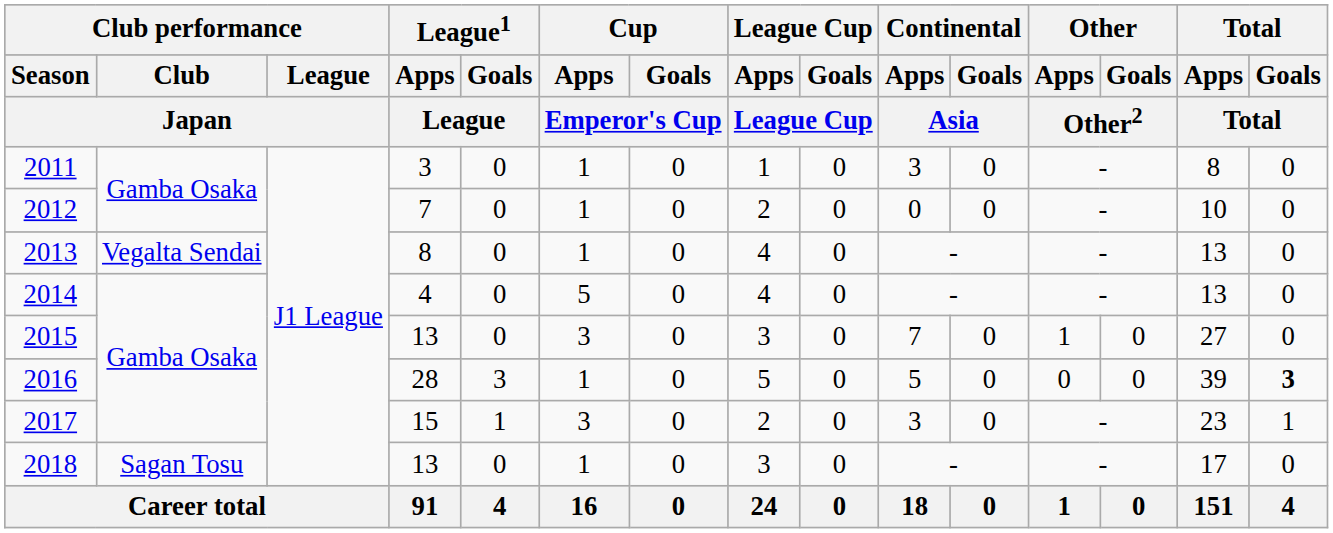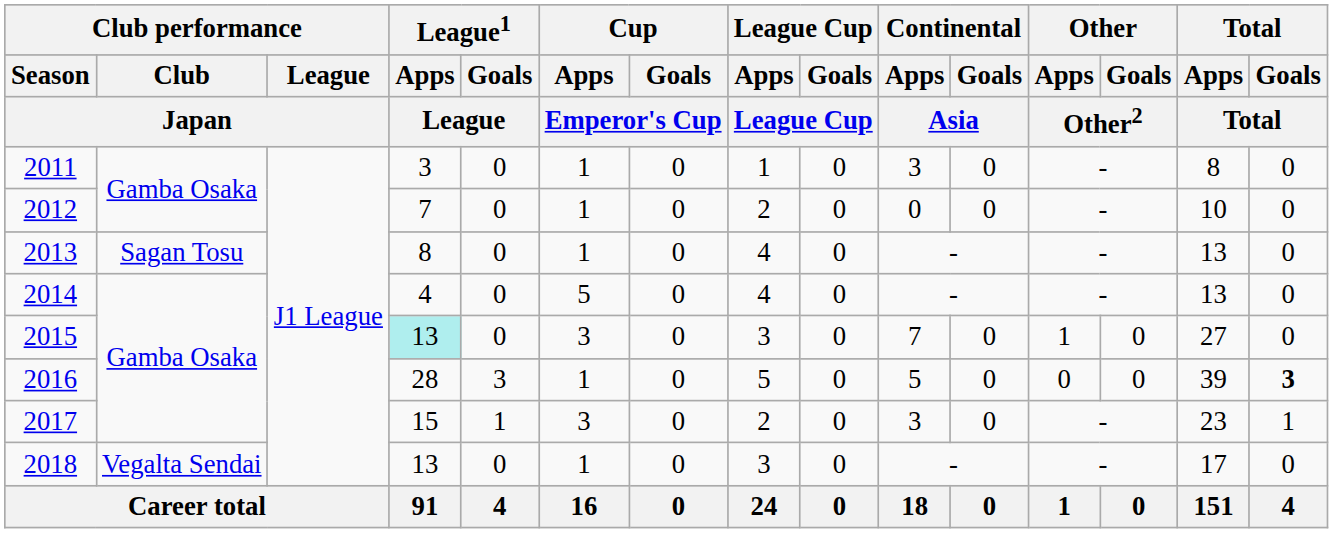(182, 252) Vegalta Sendai -> (182, 252) Sagan Tosu
(425, 336) no background -> (425, 336) paleturquoise background
(182, 463) Sagan Tosu -> (182, 463) Vegalta Sendai
